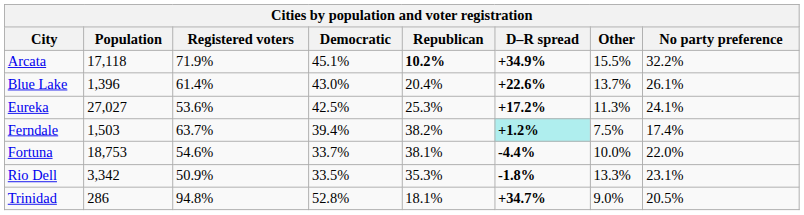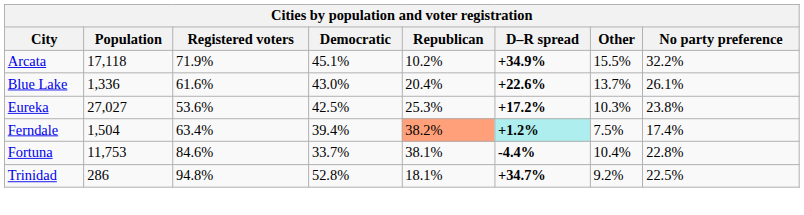(425, 61) bold -> (424, 61) normal
(104, 84) 1,396 -> (104, 84) 1,336
(195, 84) 61.4% -> (195, 84) 61.6%
(612, 107) 11.3% -> (612, 107) 10.3%
(665, 107) 24.1% -> (665, 107) 23.8%
(104, 130) 1,503 -> (104, 130) 1,504
(195, 130) 63.7% -> (195, 130) 63.4%
(424, 130) no background -> (424, 130) lightsalmon background
(107, 152) 18,753 -> (107, 152) 11,753
(195, 152) 54.6% -> (195, 152) 84.6%
(612, 152) 10.0% -> (612, 152) 10.4%
(665, 152) 22.0% -> (665, 152) 22.8%
- row: (32, 175)
(609, 198) 9.0% -> (609, 175) 9.2%
(665, 198) 20.5% -> (665, 175) 22.5%
